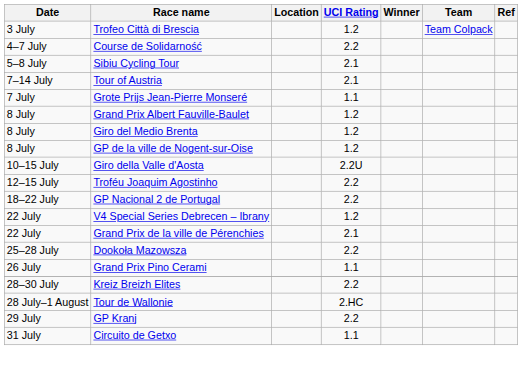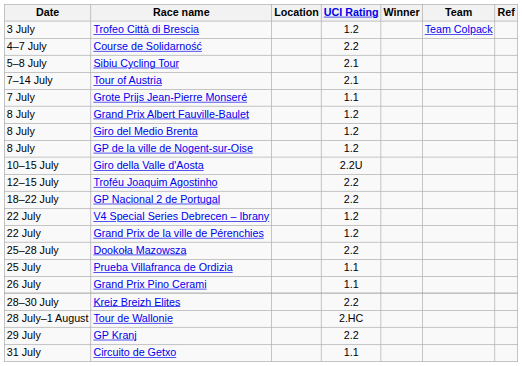(351, 234) 2.1 -> (351, 234) 1.2
+ row: (163, 268)
